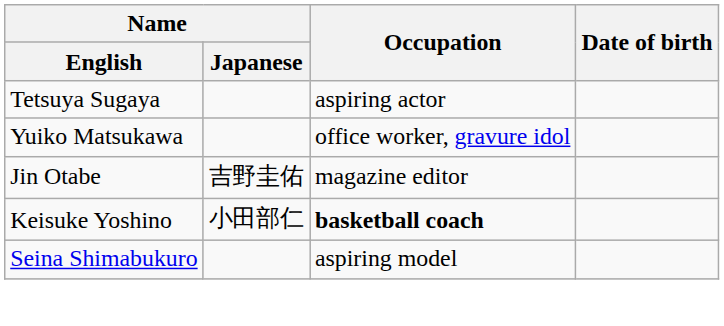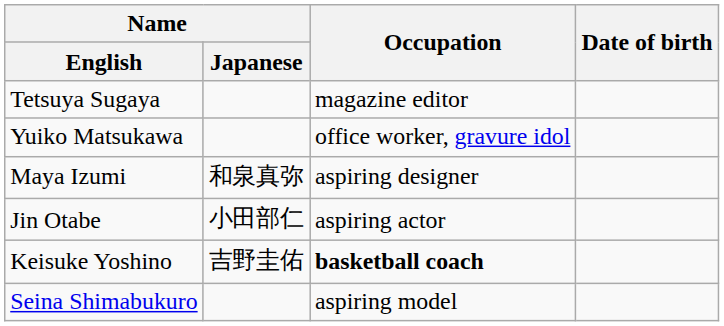(380, 99) aspiring actor -> (391, 99) magazine editor
+ row: (68, 176)
(256, 176) 吉野圭佑 -> (256, 218) 小田部仁
(391, 176) magazine editor -> (380, 219) aspiring actor
(256, 218) 小田部仁 -> (256, 260) 吉野圭佑
